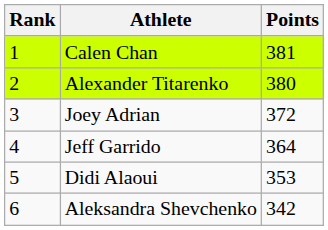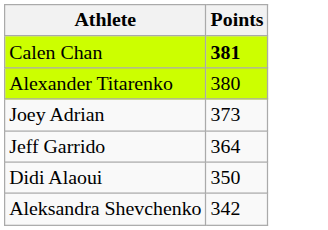- column: (32, 20)
(281, 51) normal -> (225, 51) bold
(281, 114) 372 -> (225, 114) 373
(281, 177) 353 -> (225, 177) 350
